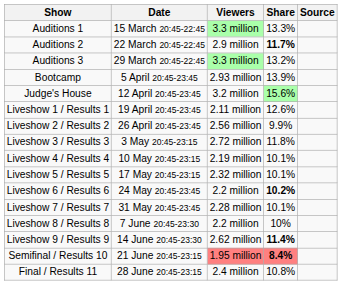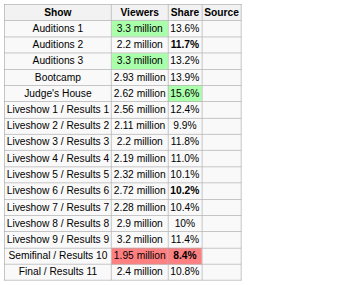- column: (159, 12)
(281, 28) 13.3% -> (185, 28) 13.6%
(236, 45) 2.9 million -> (140, 45) 2.2 million
(236, 93) 3.2 million -> (140, 93) 2.62 million
(236, 110) 2.11 million -> (140, 110) 2.56 million
(281, 110) 12.6% -> (185, 110) 12.4%
(236, 126) 2.56 million -> (140, 126) 2.11 million
(236, 142) 2.72 million -> (140, 142) 2.2 million
(281, 158) 10.1% -> (185, 158) 11.0%
(236, 191) 2.2 million -> (140, 191) 2.72 million
(281, 207) 10.1% -> (185, 207) 10.4%
(236, 223) 2.2 million -> (140, 223) 2.9 million
(236, 239) 2.62 million -> (140, 239) 3.2 million
(281, 239) bold -> (185, 239) normal
